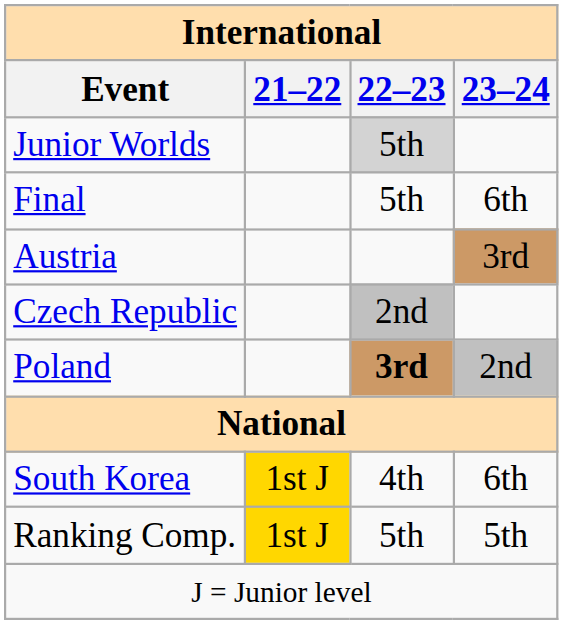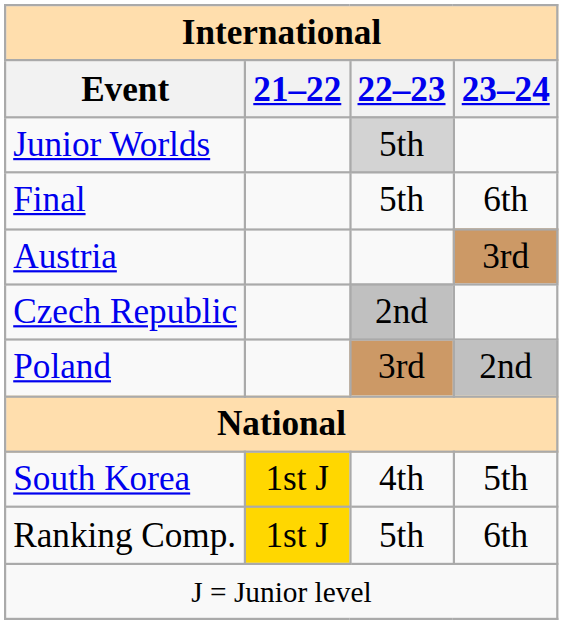(402, 367) bold -> (401, 367) normal
(506, 479) 6th -> (506, 479) 5th
(506, 534) 5th -> (506, 534) 6th
